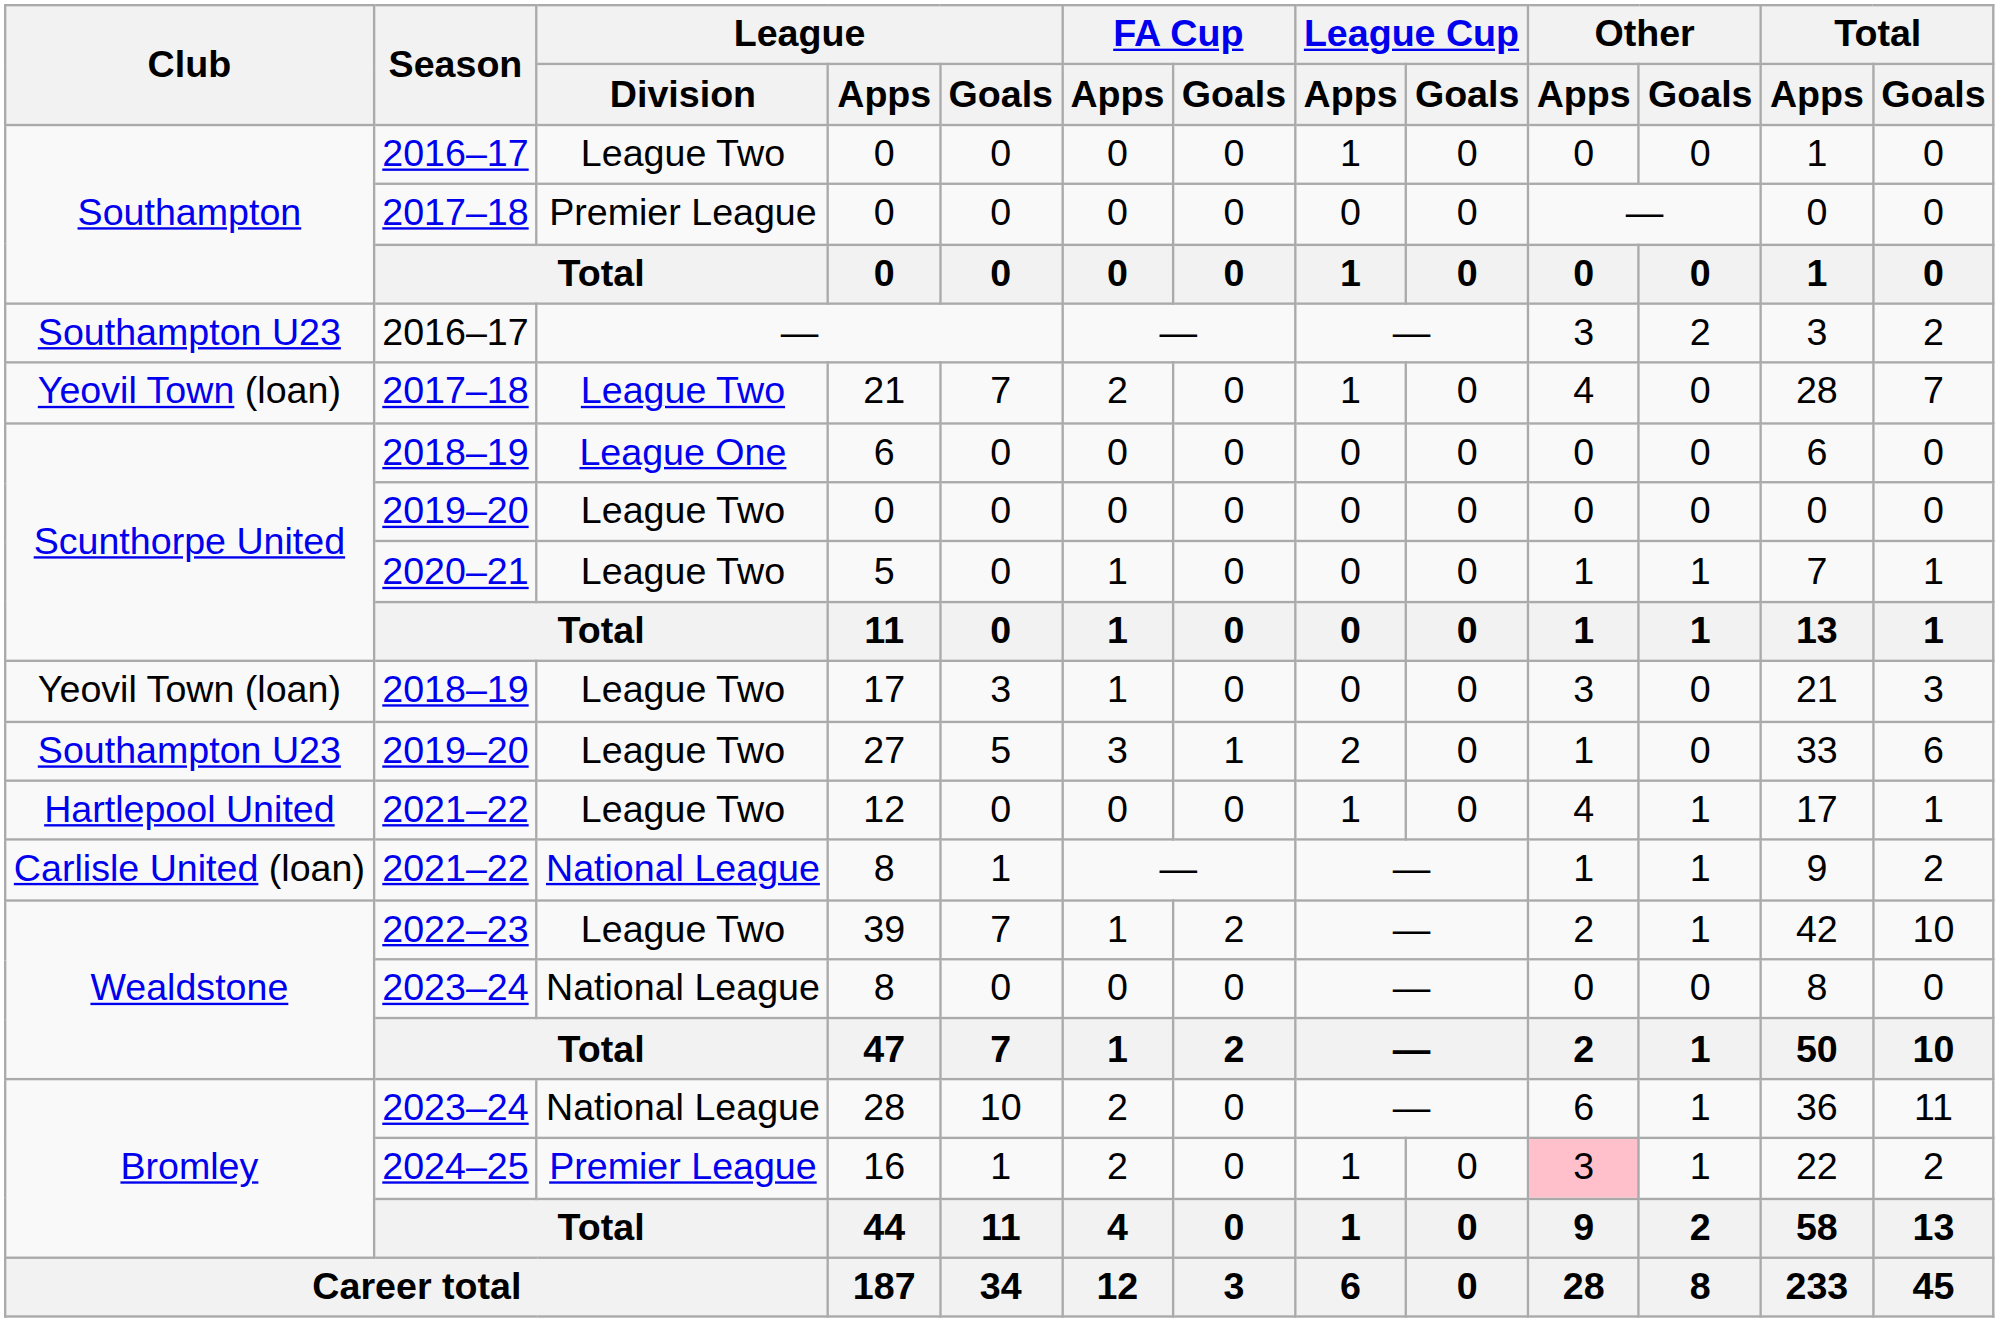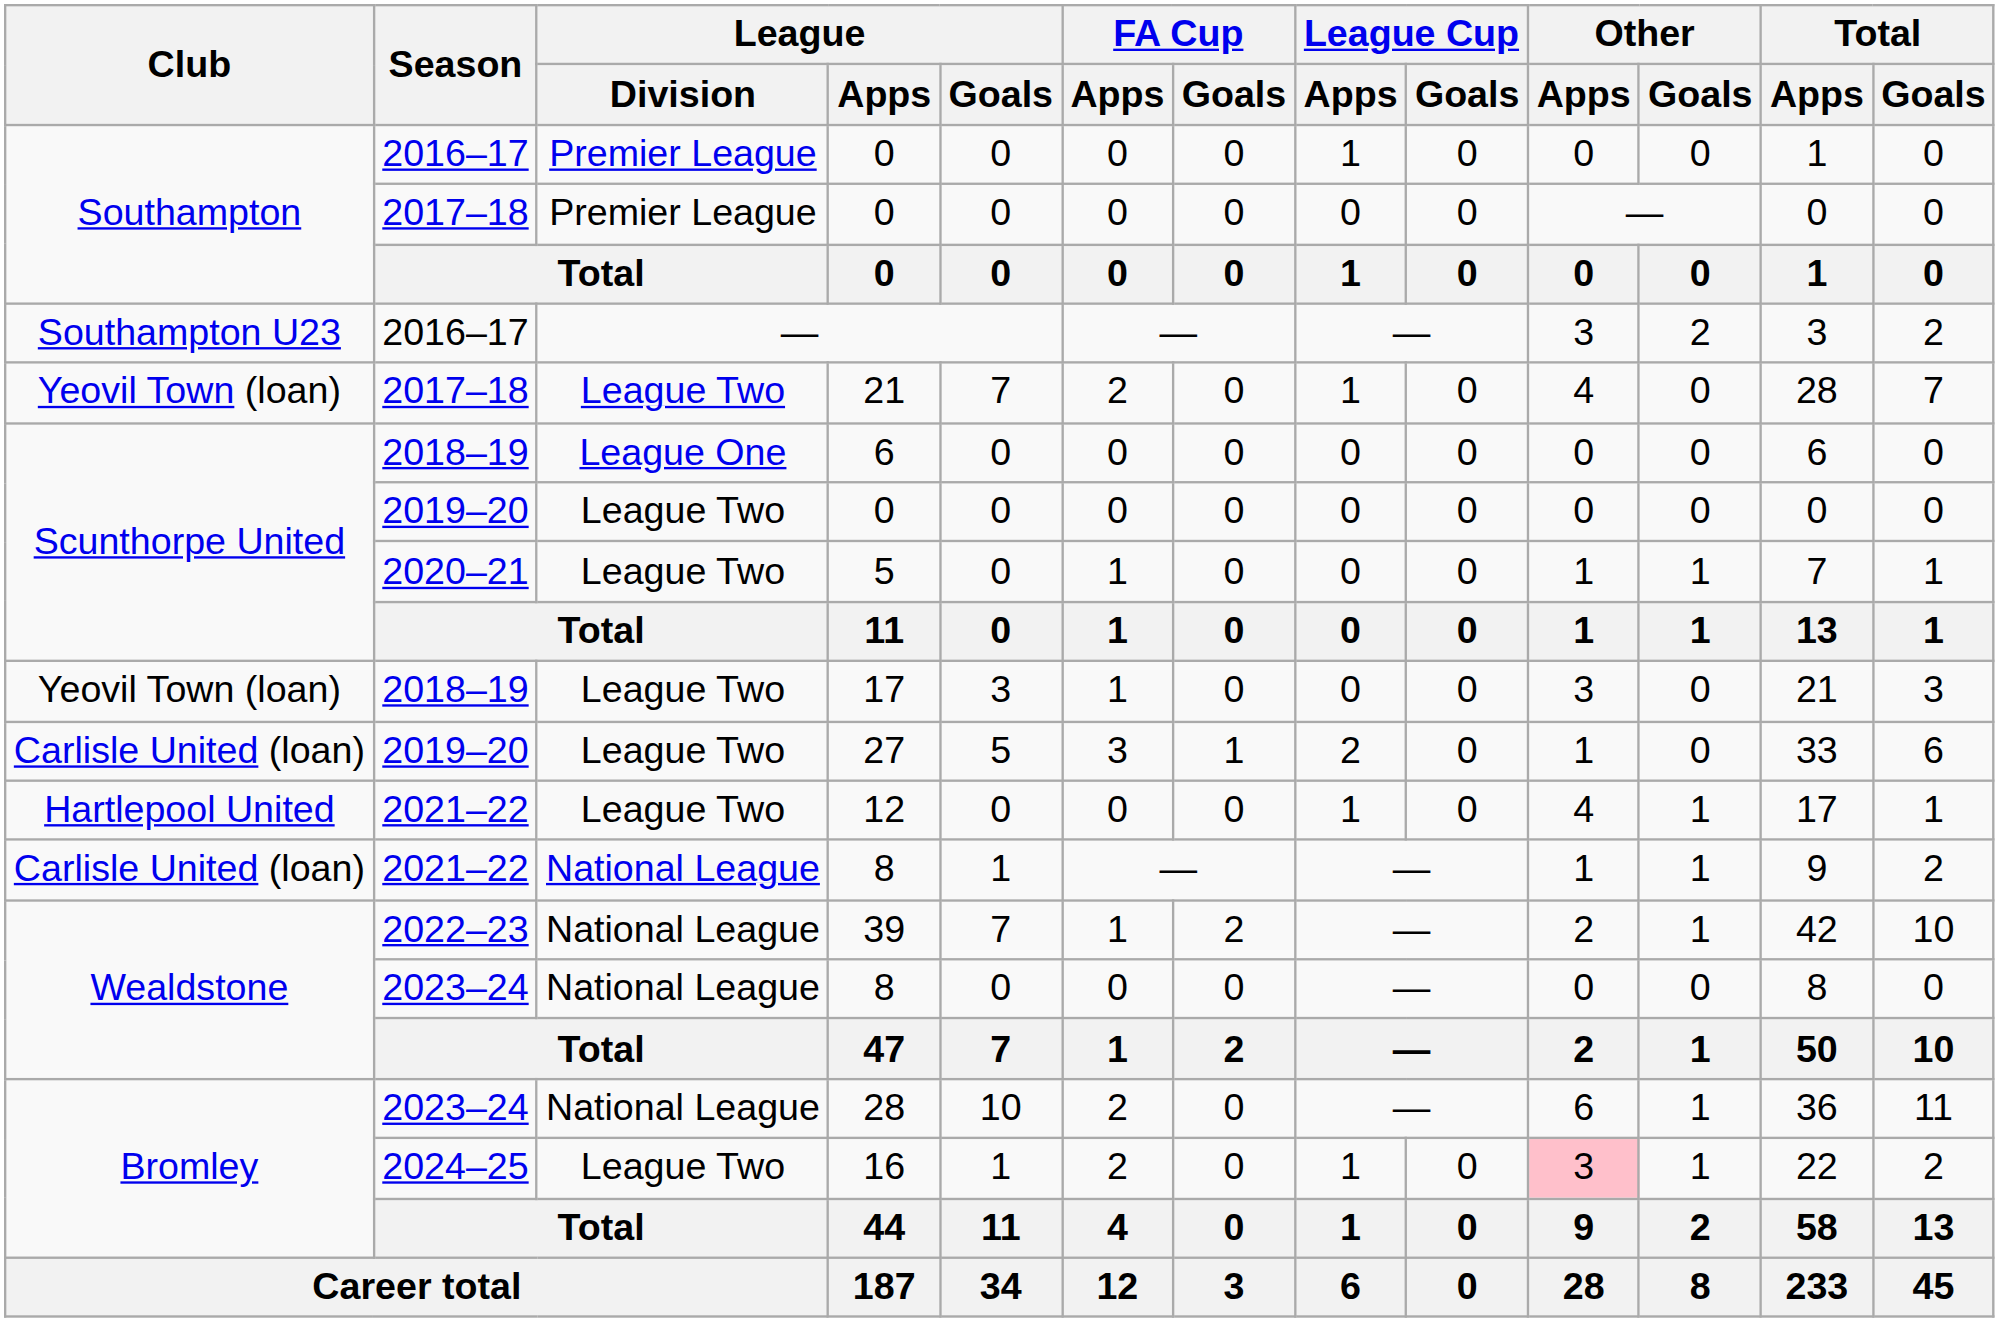(683, 153) League Two -> (683, 153) Premier League
(189, 749) Southampton U23 -> (189, 749) Carlisle United (loan)
(683, 928) League Two -> (683, 928) National League
(683, 1167) Premier League -> (683, 1167) League Two
